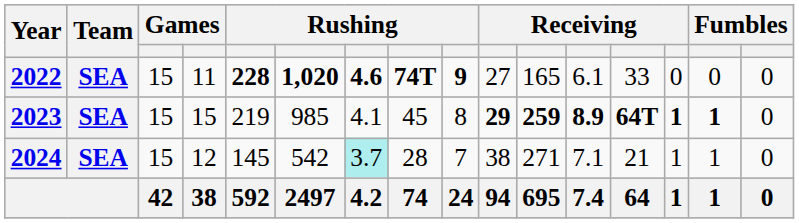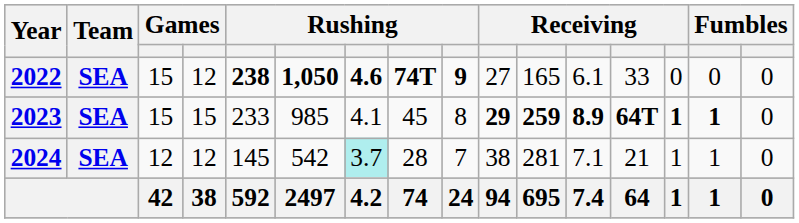(204, 76) 11 -> (204, 76) 12
(251, 76) 228 -> (251, 76) 238
(310, 76) 1,020 -> (310, 76) 1,050
(251, 117) 219 -> (251, 117) 233
(161, 157) 15 -> (161, 157) 12
(541, 157) 271 -> (541, 157) 281
